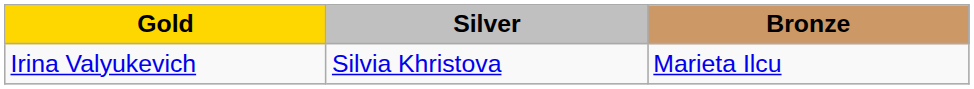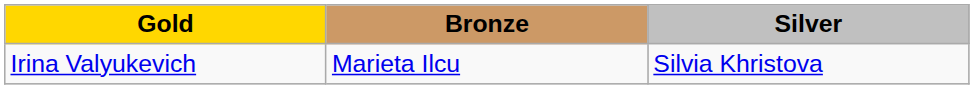columns swapped: (487, 24) <-> (808, 24)
